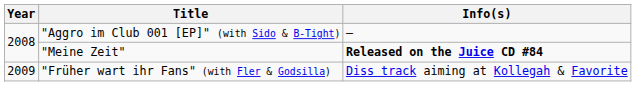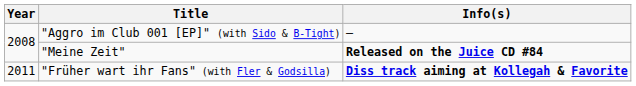(21, 71) 2009 -> (21, 71) 2011
(487, 71) normal -> (487, 71) bold
